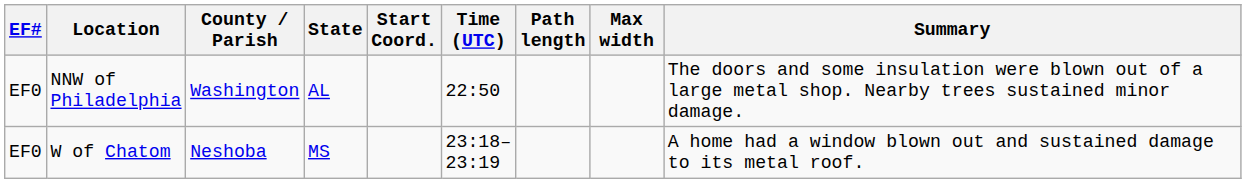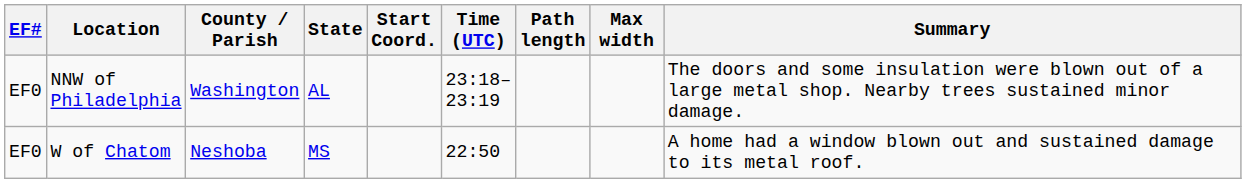(473, 91) 22:50 -> (478, 91) 23:18–23:19
(478, 152) 23:18–23:19 -> (473, 152) 22:50
